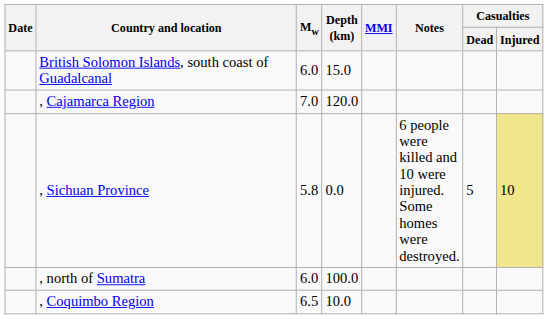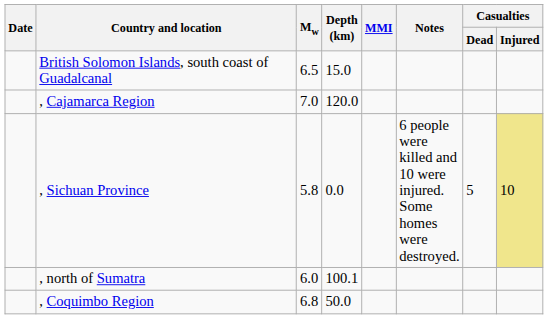(309, 70) 6.0 -> (309, 70) 6.5
(342, 278) 100.0 -> (342, 278) 100.1
(309, 302) 6.5 -> (309, 302) 6.8
(338, 302) 10.0 -> (338, 302) 50.0
